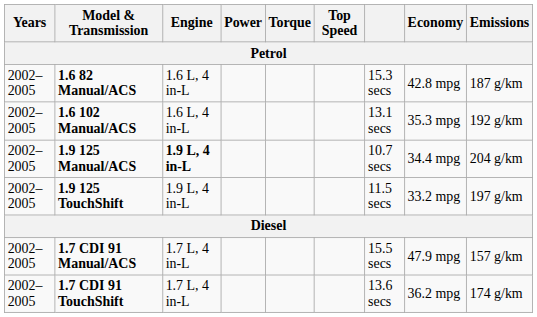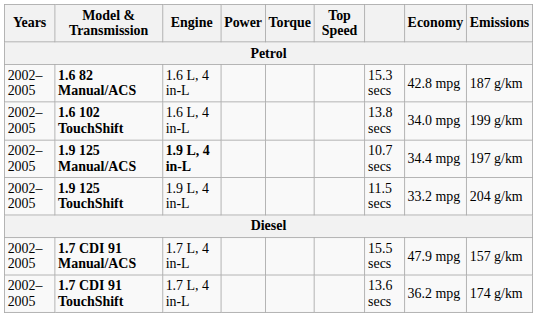- row: (97, 120)
+ row: (91, 120)
(496, 158) 204 g/km -> (496, 158) 197 g/km
(496, 196) 197 g/km -> (496, 196) 204 g/km
